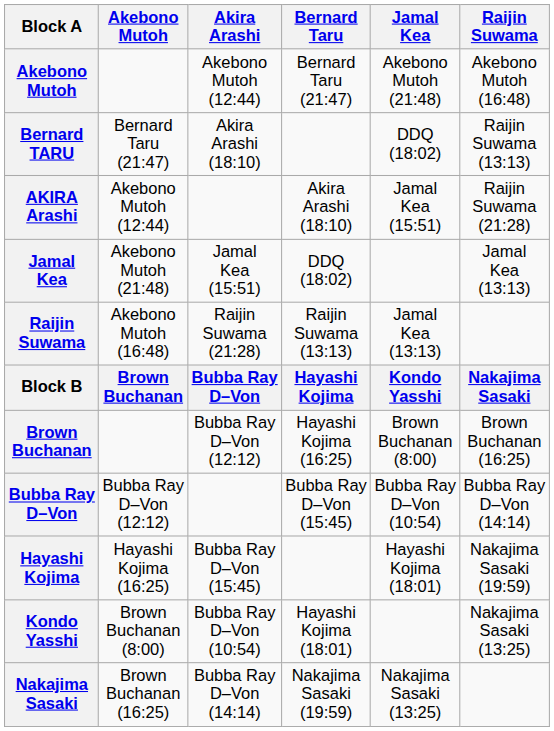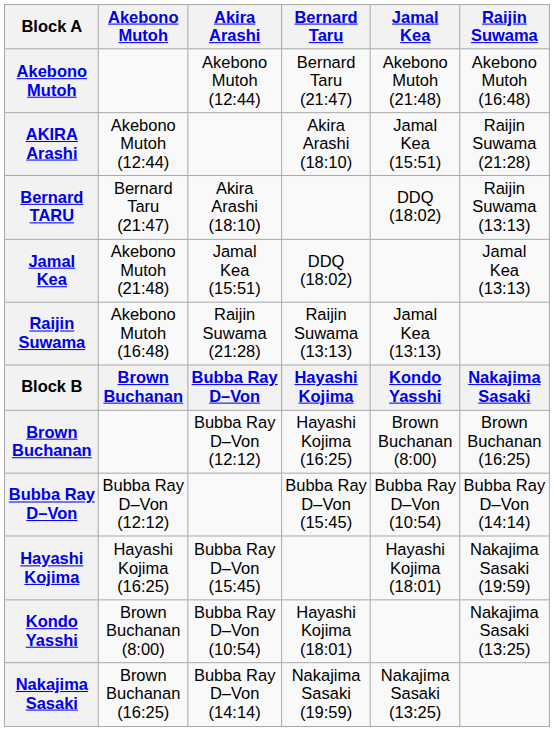rows swapped: (52, 207) <-> (52, 144)
